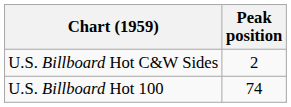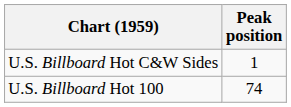(254, 62) 2 -> (254, 62) 1
